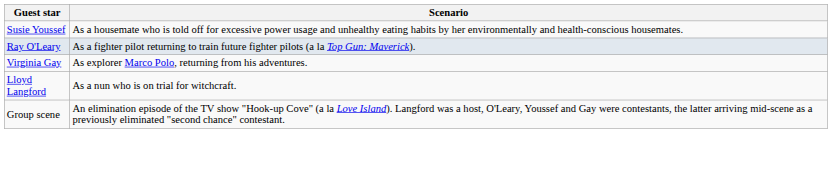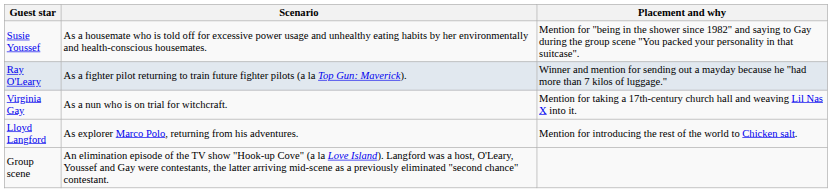+ column: (682, 12)
(190, 63) As explorer Marco Polo, returning from his adventures. -> (146, 104) As a nun who is on trial for witchcraft.
(154, 85) As a nun who is on trial for witchcraft. -> (181, 133) As explorer Marco Polo, returning from his adventures.
